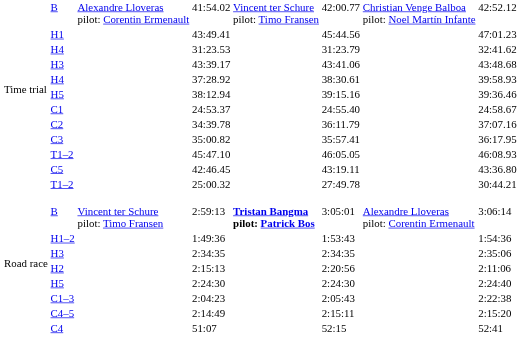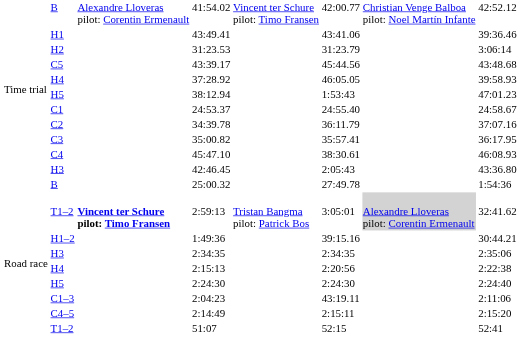(341, 34) 45:44.56 -> (341, 34) 43:41.06
(497, 34) 47:01.23 -> (497, 34) 39:36.46
(57, 49) H4 -> (57, 49) H2
(497, 49) 32:41.62 -> (495, 49) 3:06:14
(57, 64) H3 -> (57, 64) C5
(341, 64) 43:41.06 -> (341, 64) 45:44.56
(341, 79) 38:30.61 -> (341, 79) 46:05.05
(341, 94) 39:15.16 -> (338, 94) 1:53:43
(497, 94) 39:36.46 -> (497, 94) 47:01.23
(62, 154) T1–2 -> (57, 154) C4
(341, 154) 46:05.05 -> (341, 154) 38:30.61
(57, 169) C5 -> (57, 169) H3
(341, 169) 43:19.11 -> (338, 169) 2:05:43
(62, 184) T1–2 -> (54, 184) B
(497, 184) 30:44.21 -> (495, 184) 1:54:36
(54, 211) B -> (62, 211) T1–2
(120, 217) normal -> (124, 217) bold
(274, 217) bold -> (271, 217) normal
(419, 217) no background -> (419, 217) lightgrey background
(495, 211) 3:06:14 -> (497, 211) 32:41.62
(338, 238) 1:53:43 -> (341, 238) 39:15.16
(495, 238) 1:54:36 -> (497, 238) 30:44.21
(57, 268) H2 -> (57, 268) H4
(495, 268) 2:11:06 -> (495, 268) 2:22:38
(338, 298) 2:05:43 -> (341, 298) 43:19.11
(495, 298) 2:22:38 -> (495, 298) 2:11:06
(57, 328) C4 -> (62, 328) T1–2
